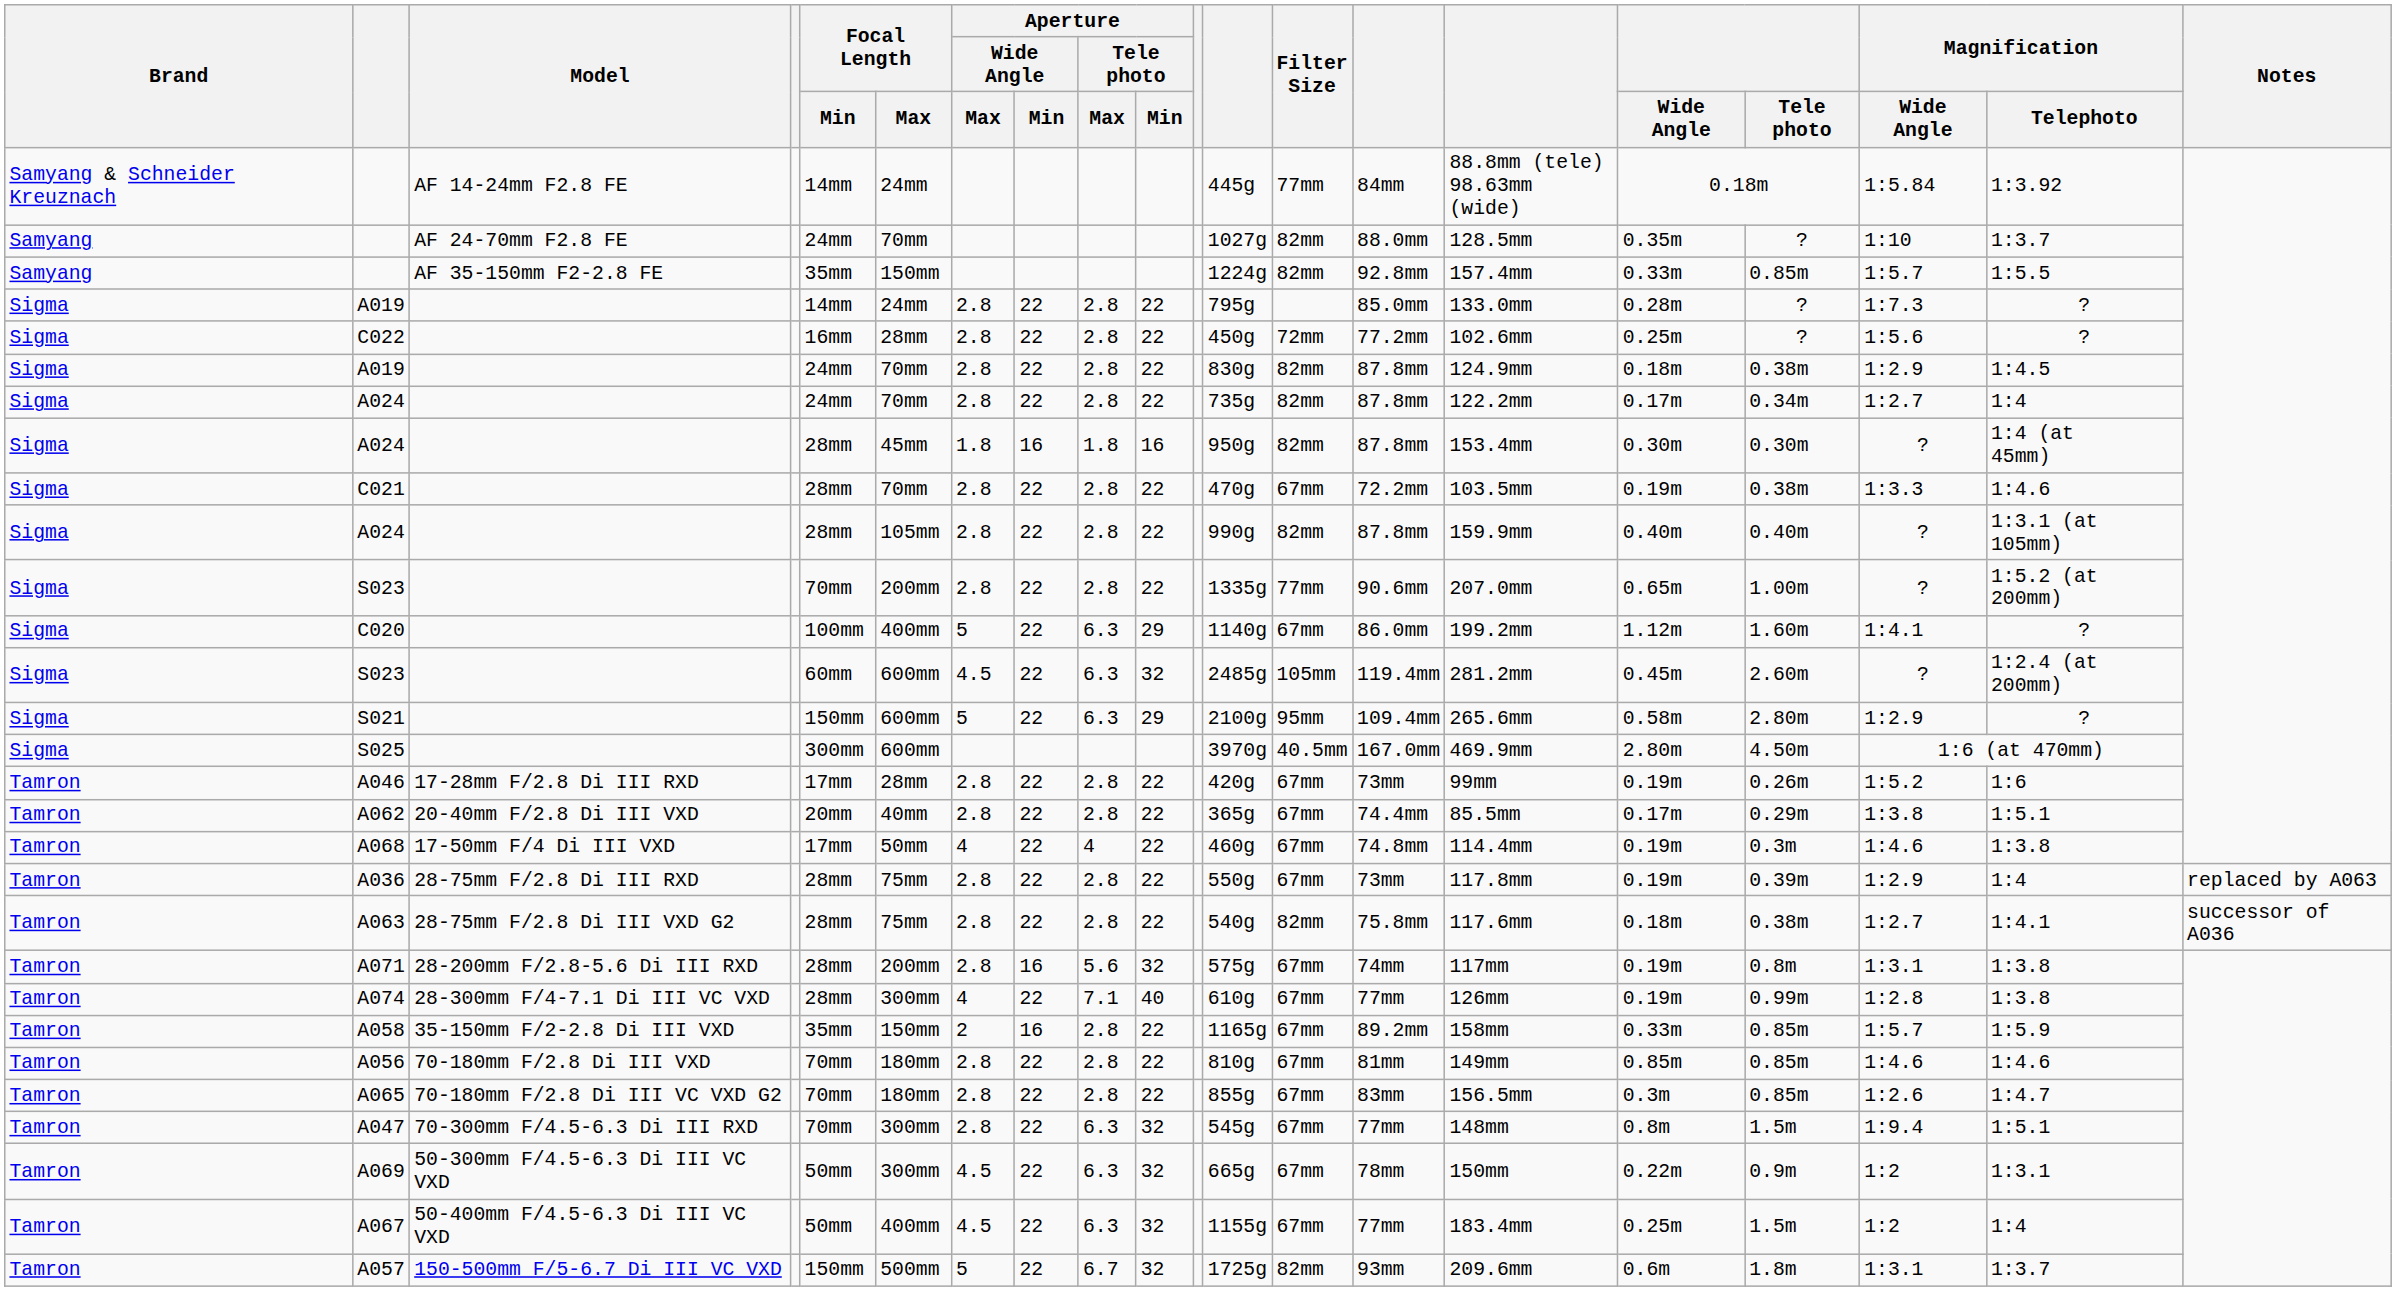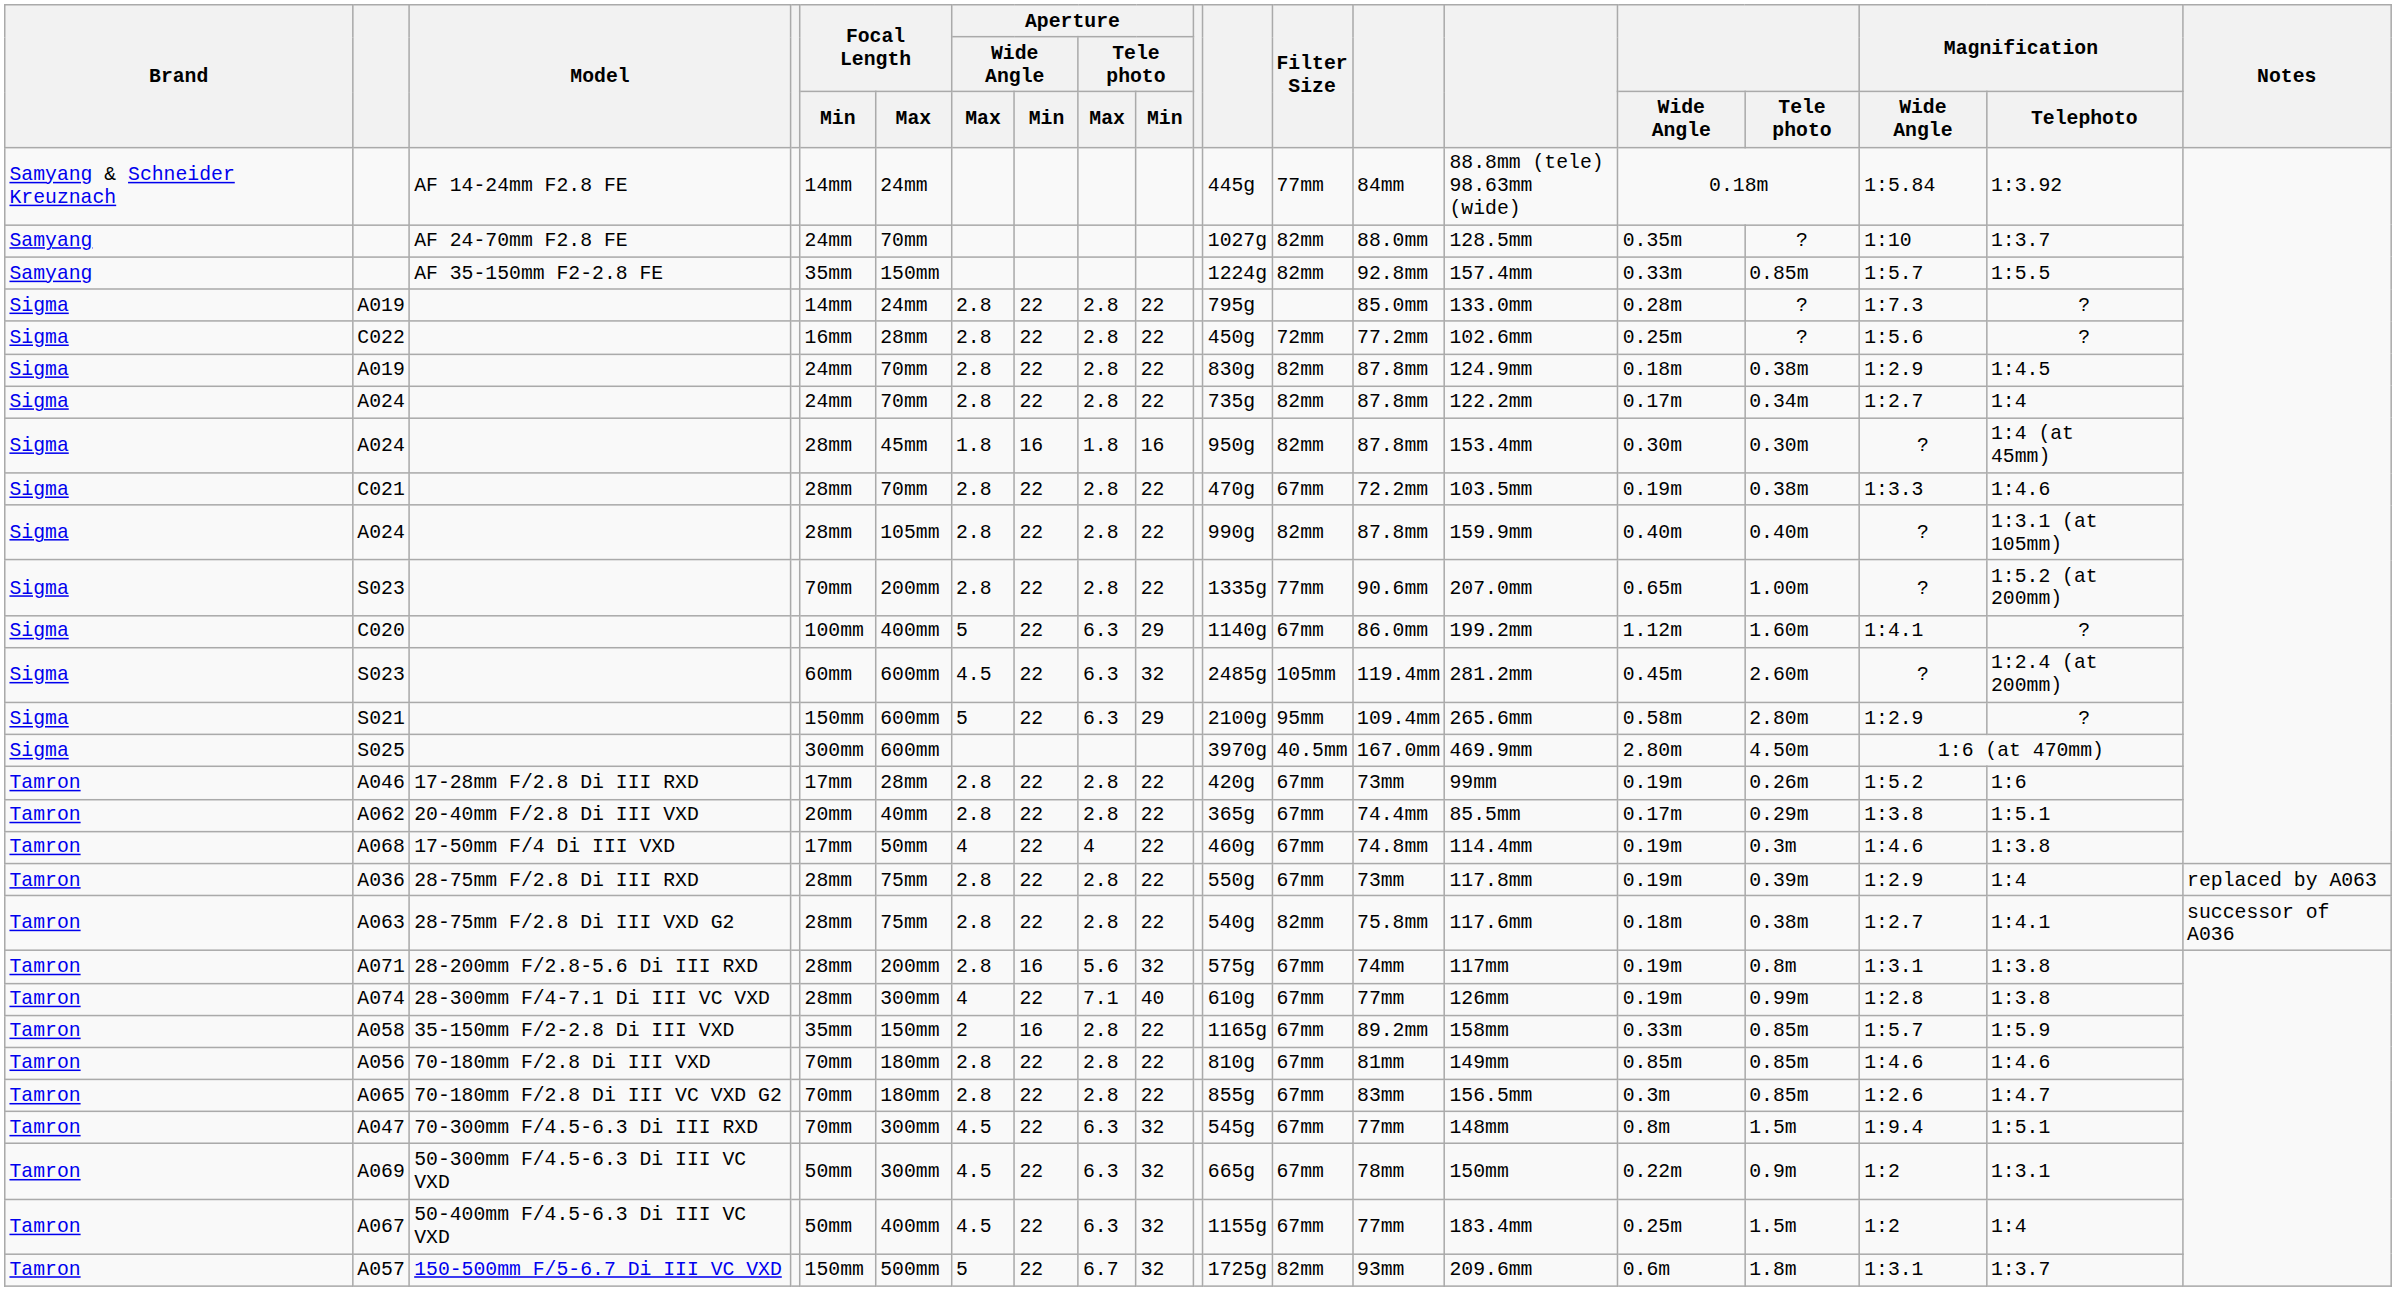(974, 1128) 2.8 -> (974, 1128) 4.5
